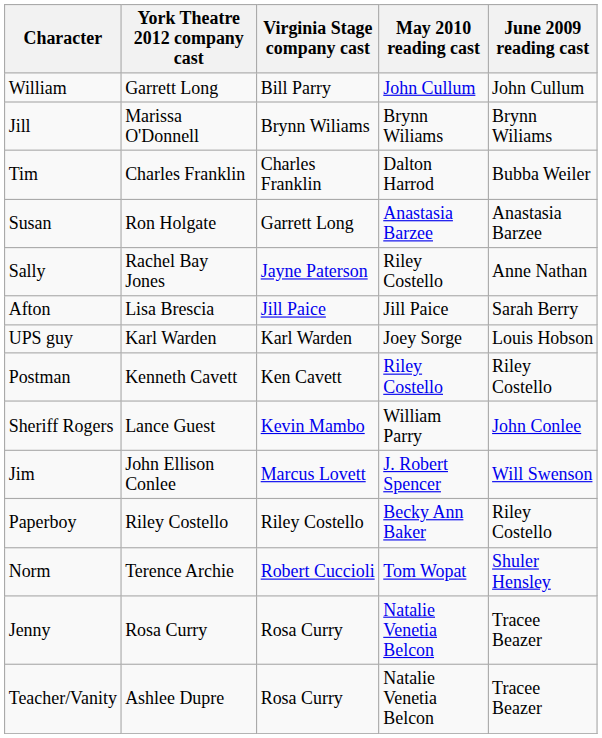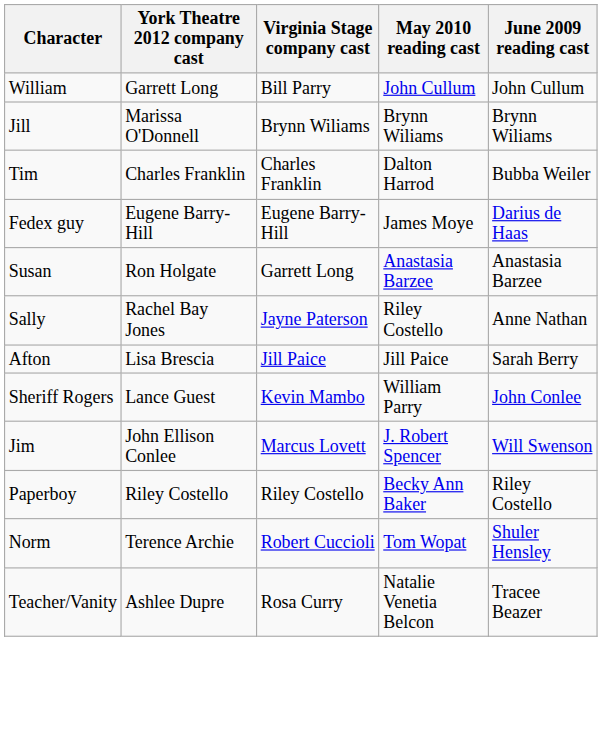+ row: (46, 223)
- row: (41, 338)
- row: (40, 377)
- row: (30, 630)
